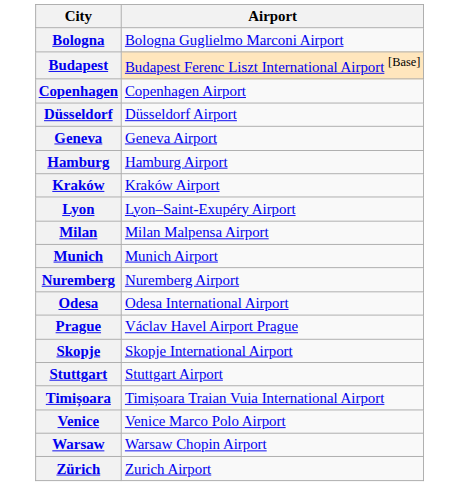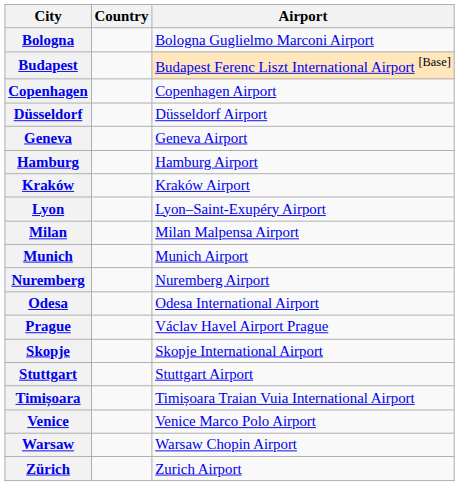+ column: (121, 16)
